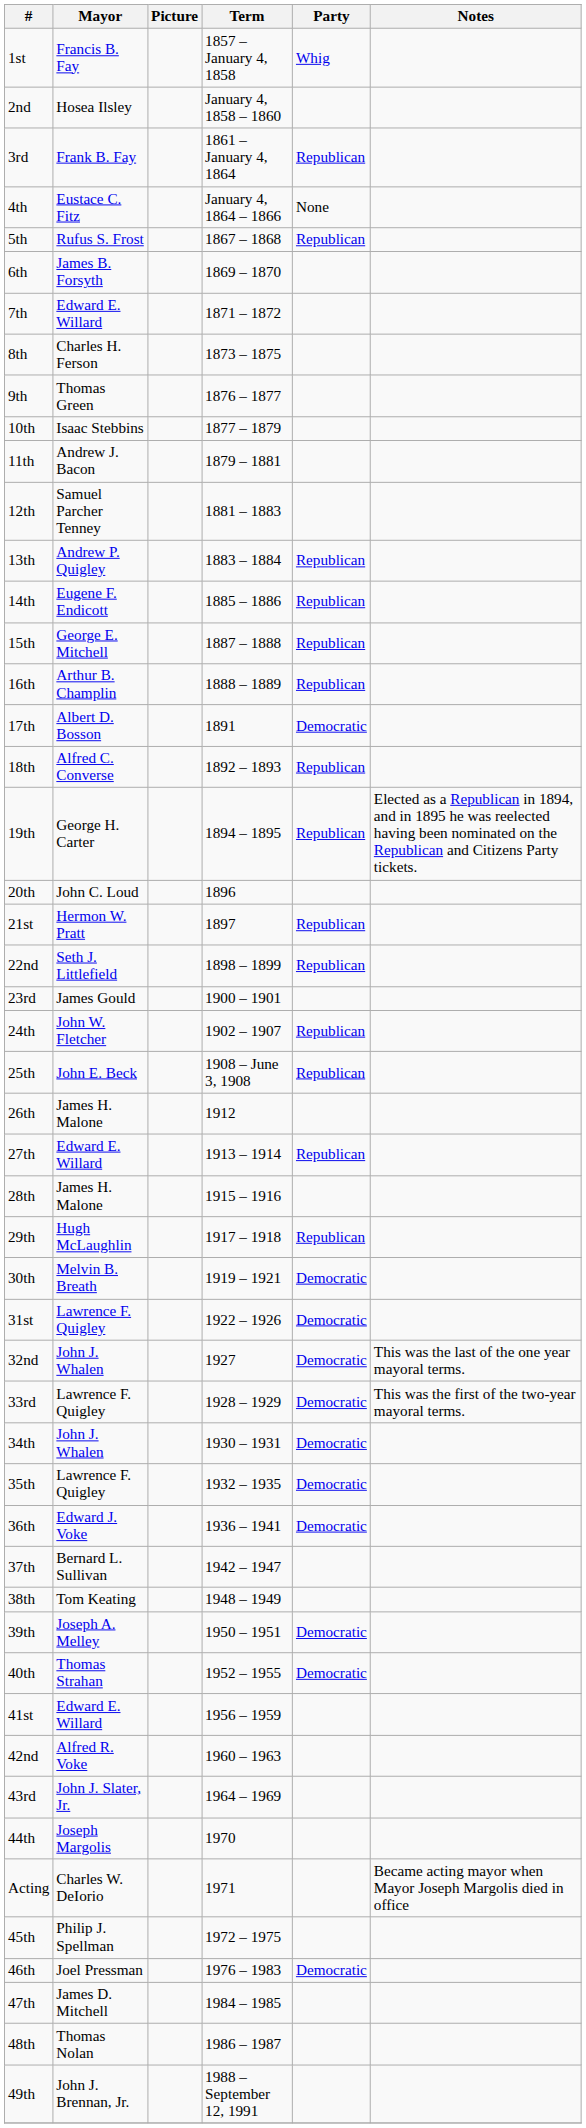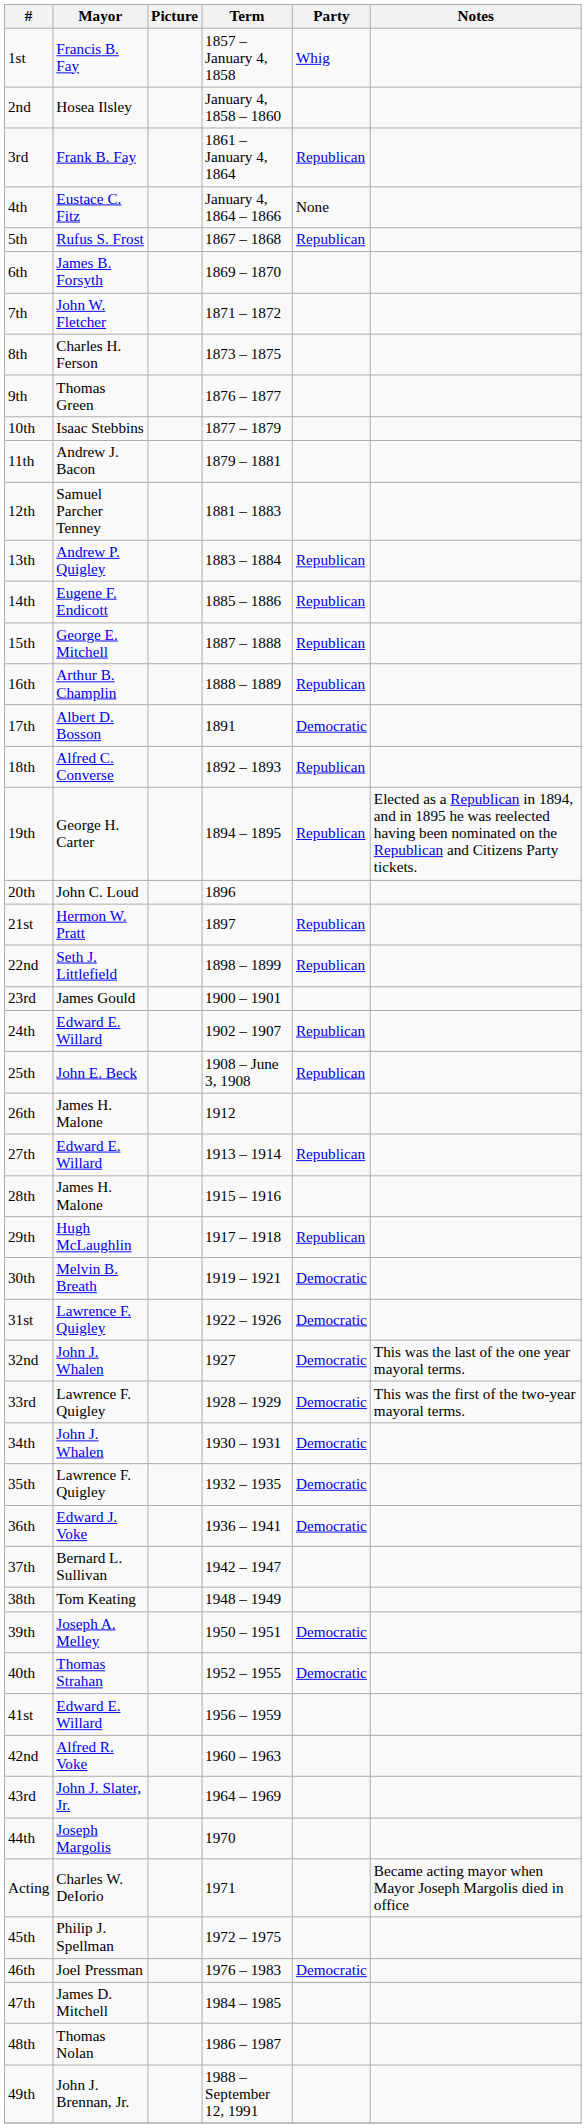(88, 313) Edward E. Willard -> (81, 313) John W. Fletcher
(81, 1031) John W. Fletcher -> (88, 1031) Edward E. Willard
